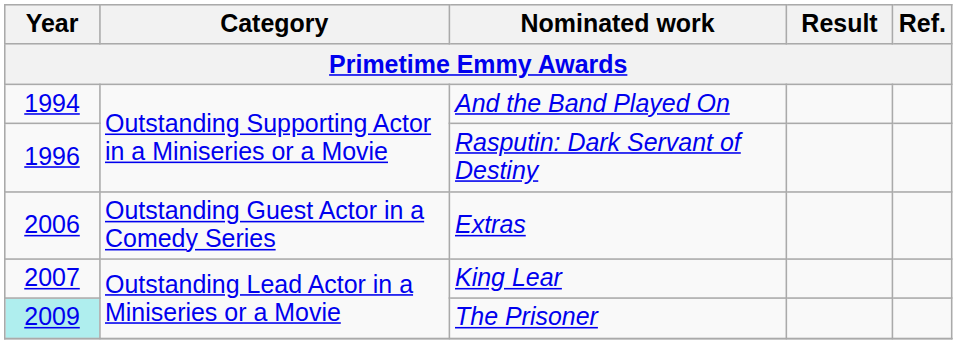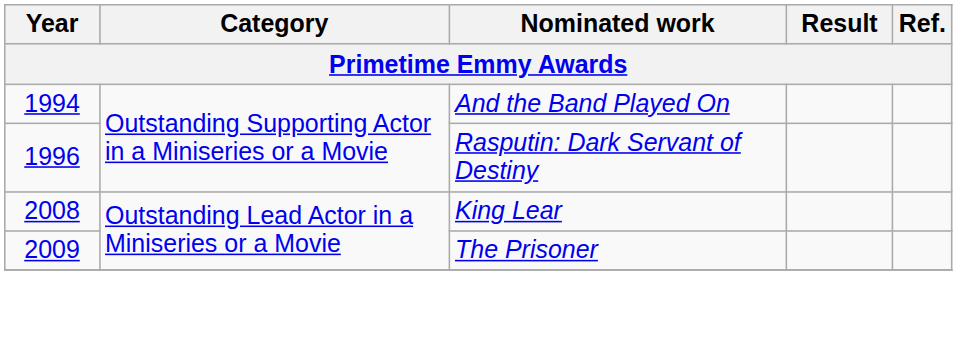- row: (490, 224)
(52, 278) 2007 -> (52, 210) 2008
(52, 317) paleturquoise background -> (52, 250) no background
